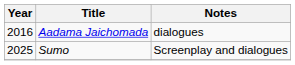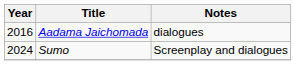(20, 50) 2025 -> (20, 50) 2024
